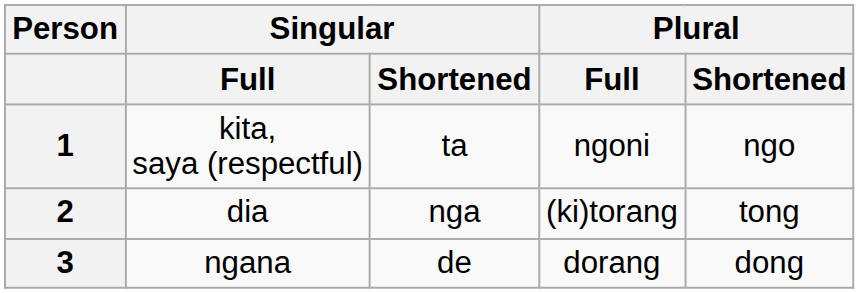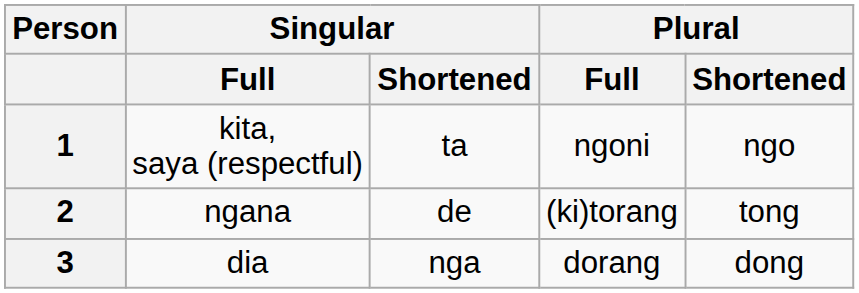(248, 212) dia -> (248, 212) ngana
(454, 212) nga -> (454, 212) de
(248, 262) ngana -> (248, 262) dia
(454, 262) de -> (454, 262) nga
